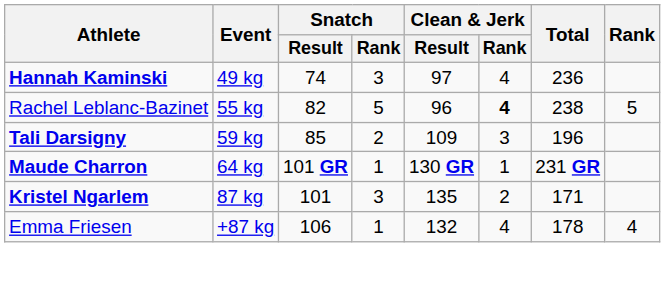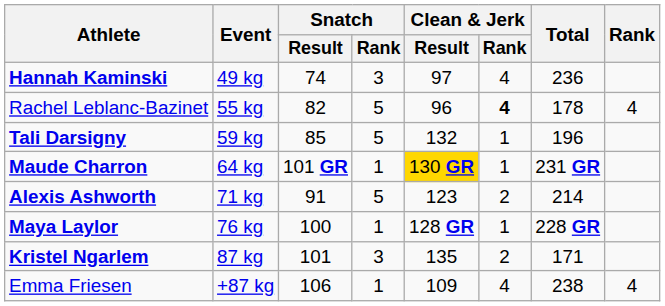(568, 108) 238 -> (568, 108) 178
(632, 108) 5 -> (632, 108) 4
(379, 137) 2 -> (379, 137) 5
(442, 137) 109 -> (442, 137) 132
(505, 137) 3 -> (505, 137) 1
(442, 167) no background -> (442, 167) gold background
+ row: (83, 197)
+ row: (64, 227)
(442, 227) 132 -> (442, 286) 109
(568, 227) 178 -> (568, 286) 238
